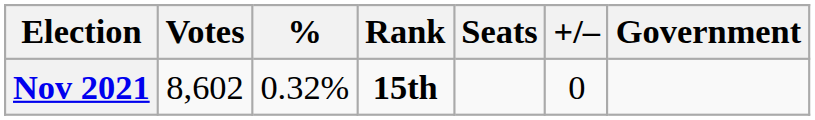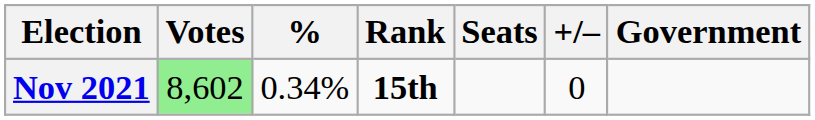(205, 86) no background -> (205, 86) lightgreen background
(305, 86) 0.32% -> (305, 86) 0.34%
